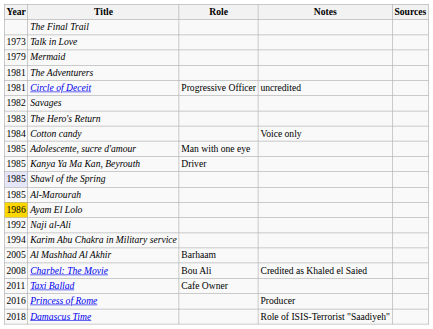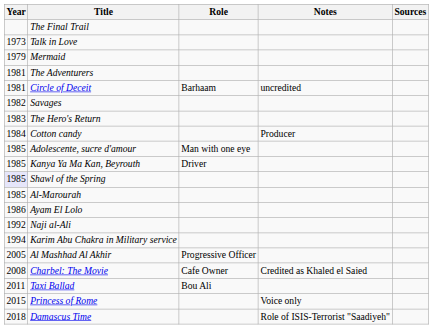(219, 88) Progressive Officer -> (199, 88) Barhaam
(281, 133) Voice only -> (278, 133) Producer
(16, 210) gold background -> (16, 210) no background
(199, 255) Barhaam -> (219, 255) Progressive Officer
(196, 270) Bou Ali -> (205, 270) Cafe Owner
(205, 286) Cafe Owner -> (196, 286) Bou Ali
(16, 301) 2016 -> (16, 301) 2015
(278, 301) Producer -> (281, 301) Voice only
